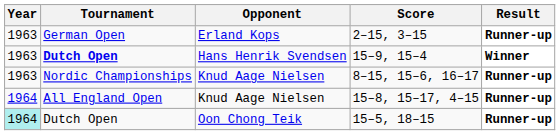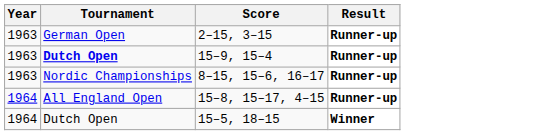- column: (272, 15)
(507, 56) Winner -> (364, 56) Runner-up
(22, 119) paleturquoise background -> (22, 119) no background
(518, 119) Runner-up -> (353, 119) Winner
